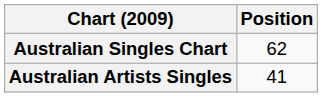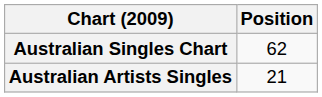(277, 77) 41 -> (277, 77) 21
